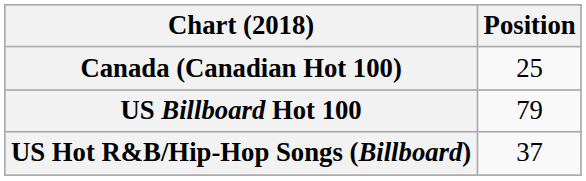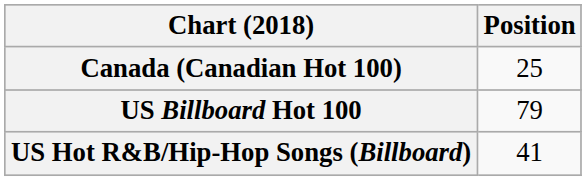(530, 152) 37 -> (530, 152) 41
